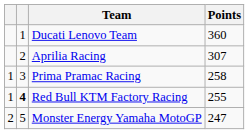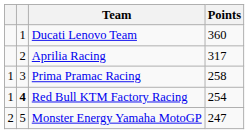(217, 55) 307 -> (217, 55) 317
(217, 96) 255 -> (217, 96) 254
